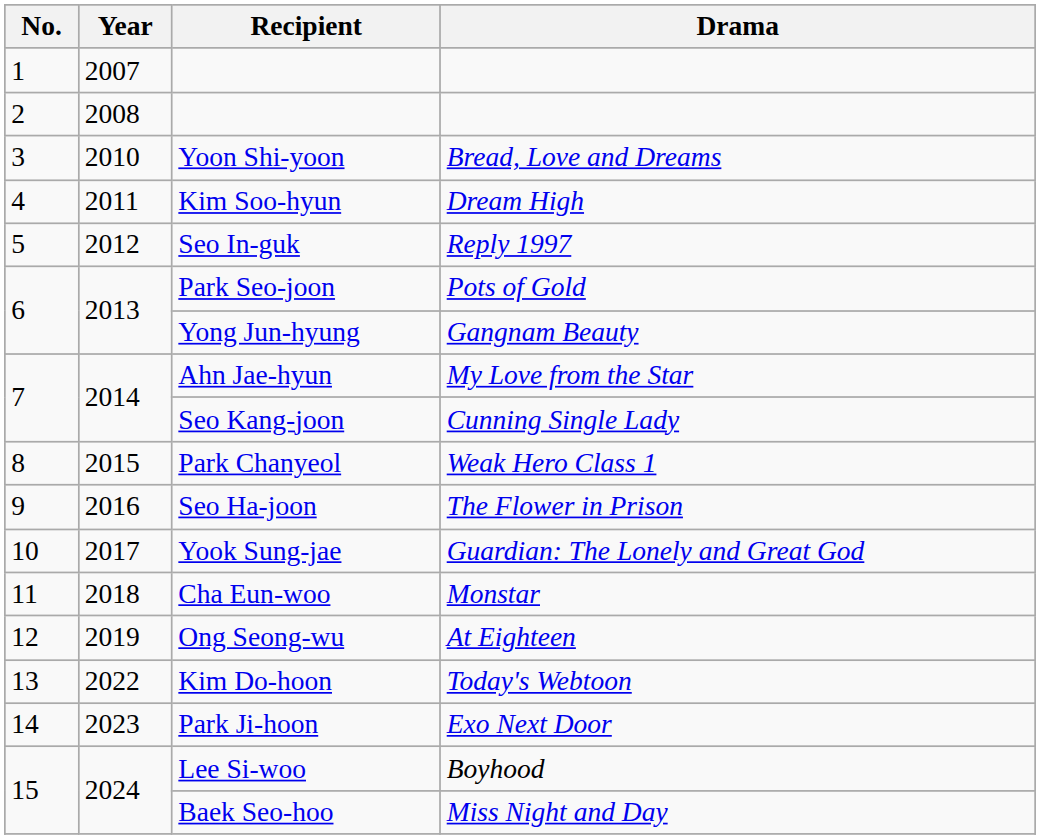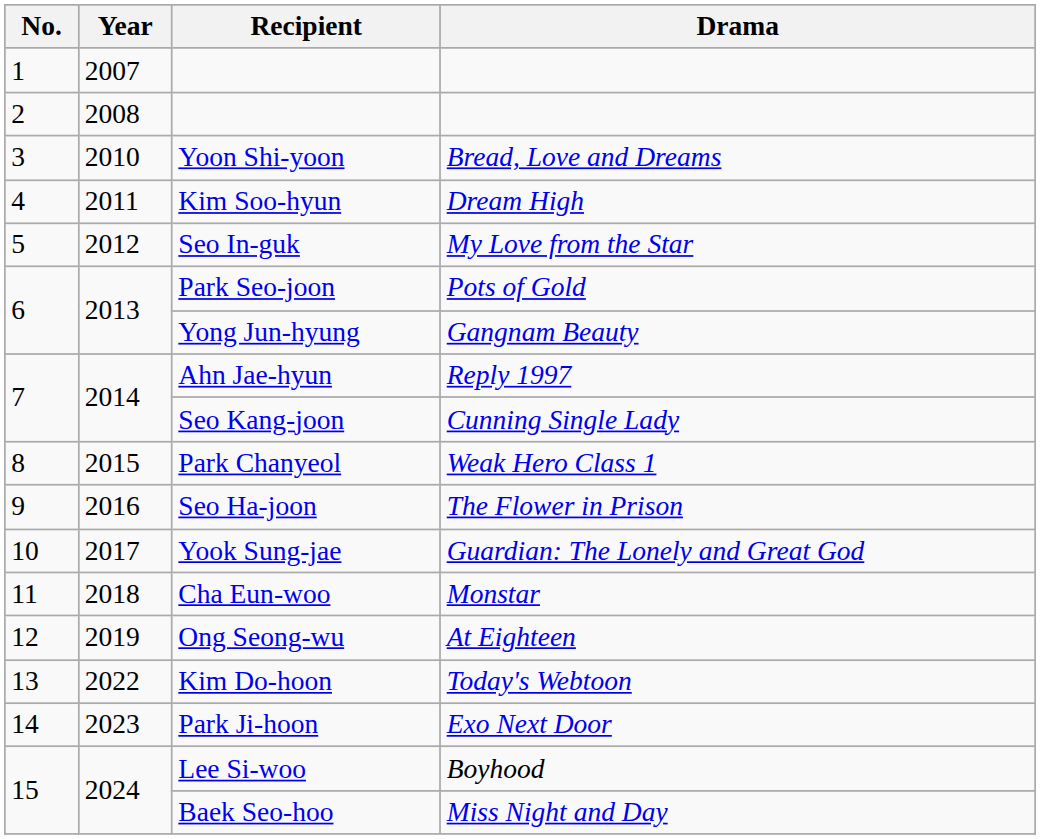(509, 244) Reply 1997 -> (570, 244) My Love from the Star
(570, 375) My Love from the Star -> (509, 375) Reply 1997
